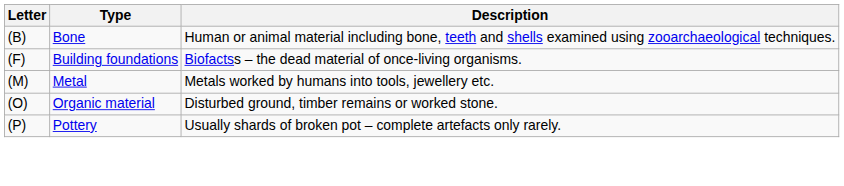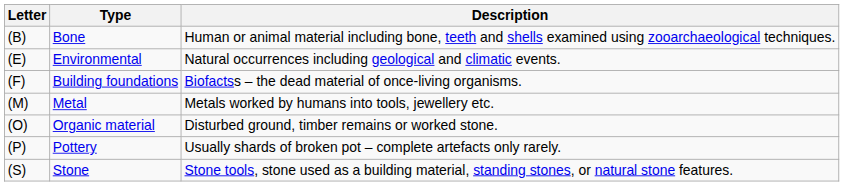+ row: (97, 59)
+ row: (71, 170)
